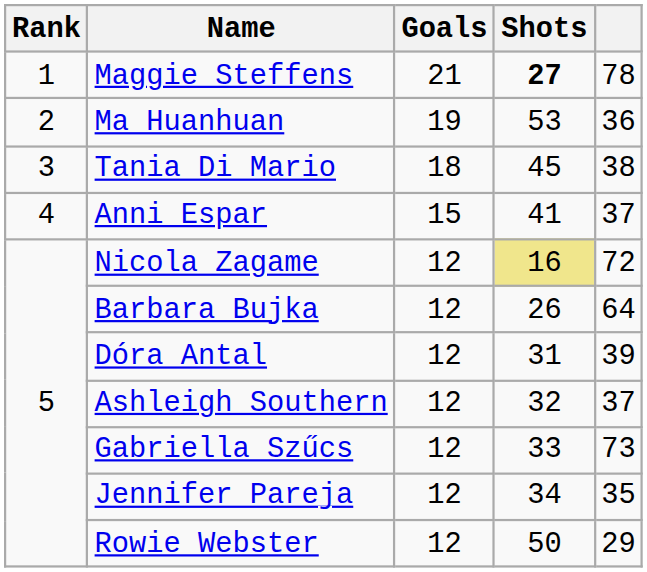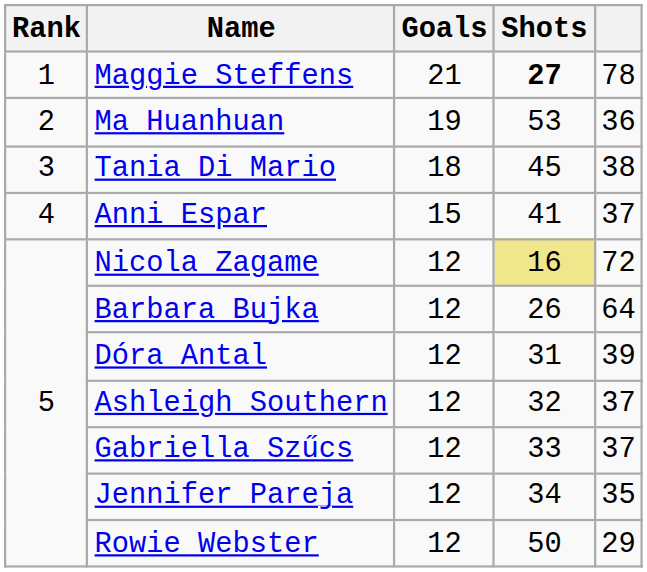(618, 450) 73 -> (618, 450) 37
